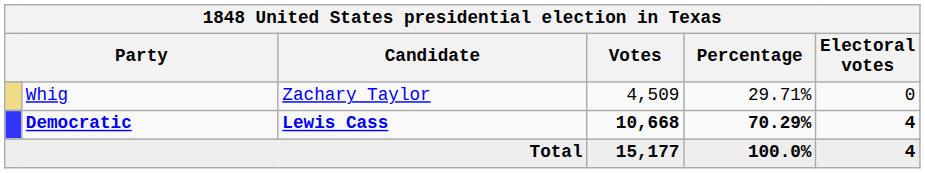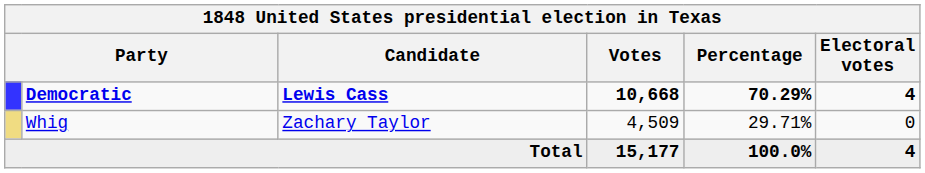rows swapped: (79, 125) <-> (47, 96)
